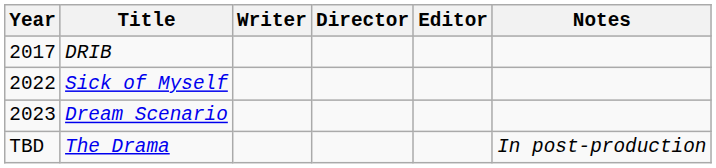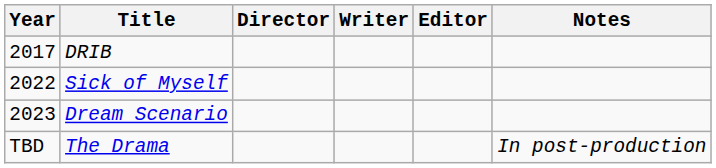columns swapped: (363, 21) <-> (272, 21)
